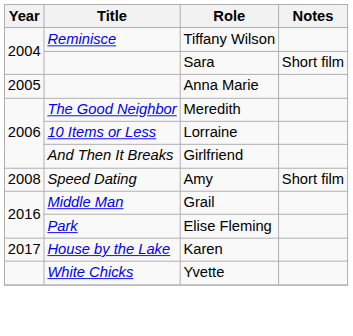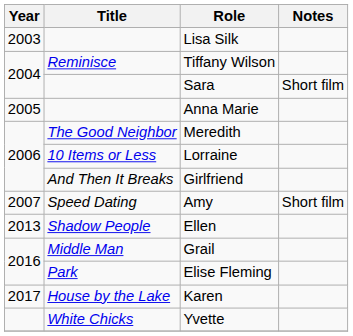+ row: (211, 39)
(24, 179) 2008 -> (24, 202) 2007
+ row: (200, 226)
